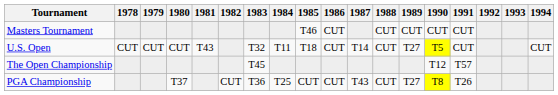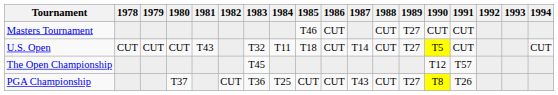(412, 30) CUT -> (412, 30) T27
